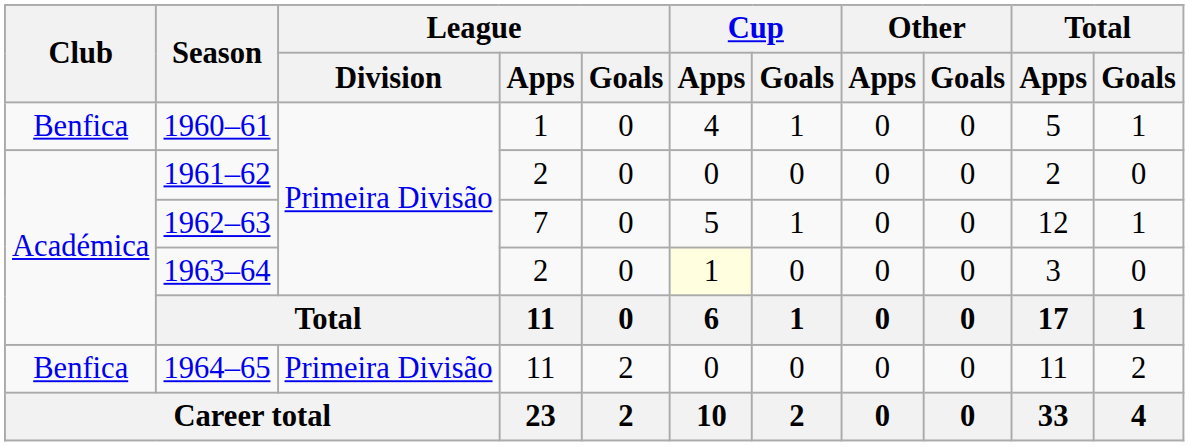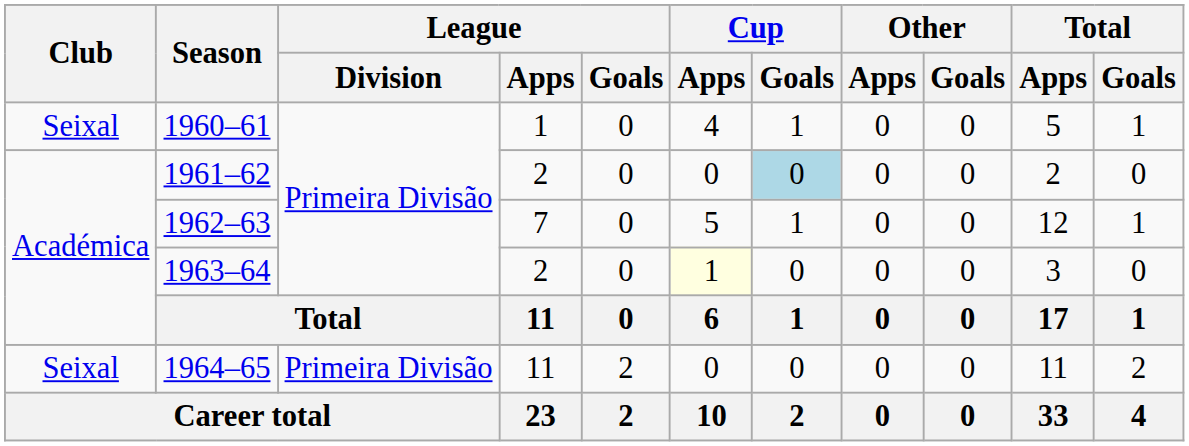(81, 125) Benfica -> (81, 125) Seixal
(797, 174) no background -> (797, 174) lightblue background
(81, 367) Benfica -> (81, 367) Seixal
